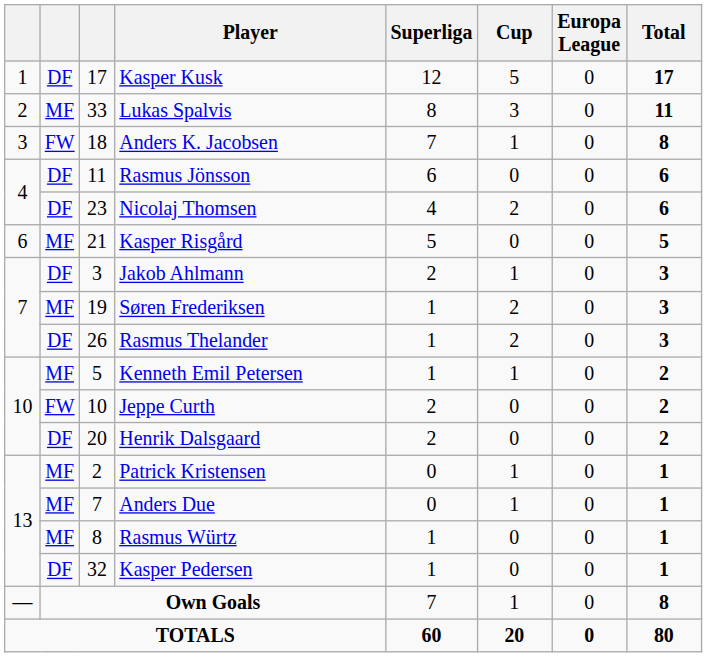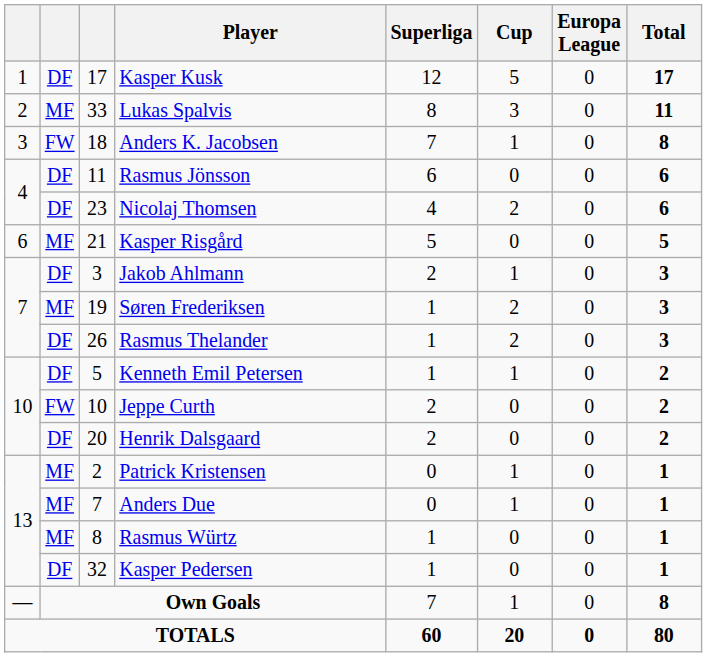(60, 373) MF -> (60, 373) DF
